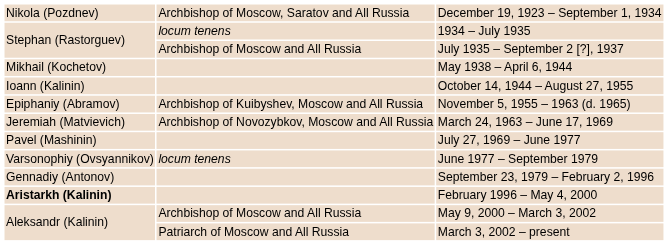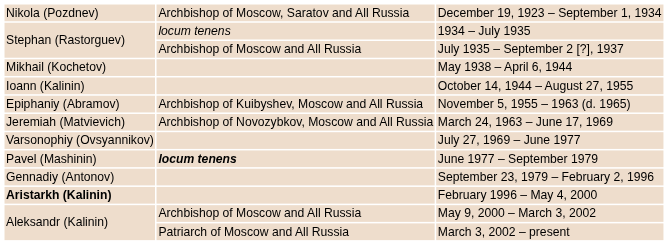(51, 140) Pavel (Mashinin) -> (80, 140) Varsonophiy (Ovsyannikov)
(80, 158) Varsonophiy (Ovsyannikov) -> (51, 158) Pavel (Mashinin)
(195, 158) normal -> (198, 158) bold
